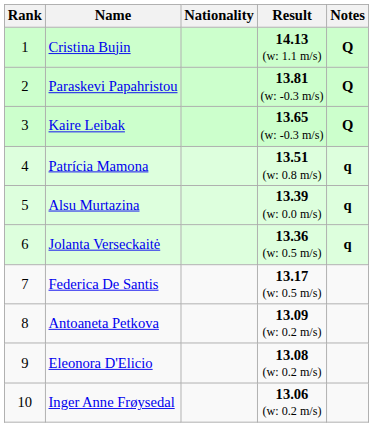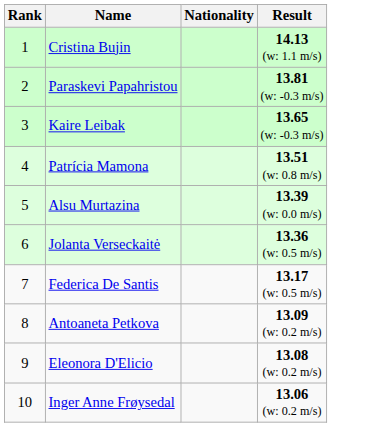- column: (348, 16)
